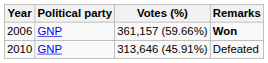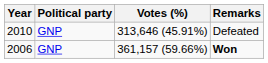rows swapped: (225, 31) <-> (236, 49)
